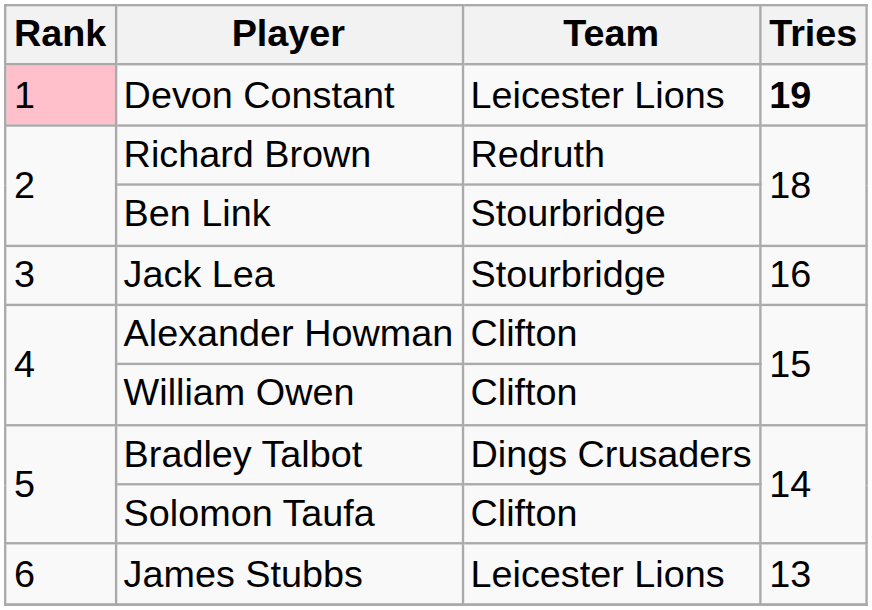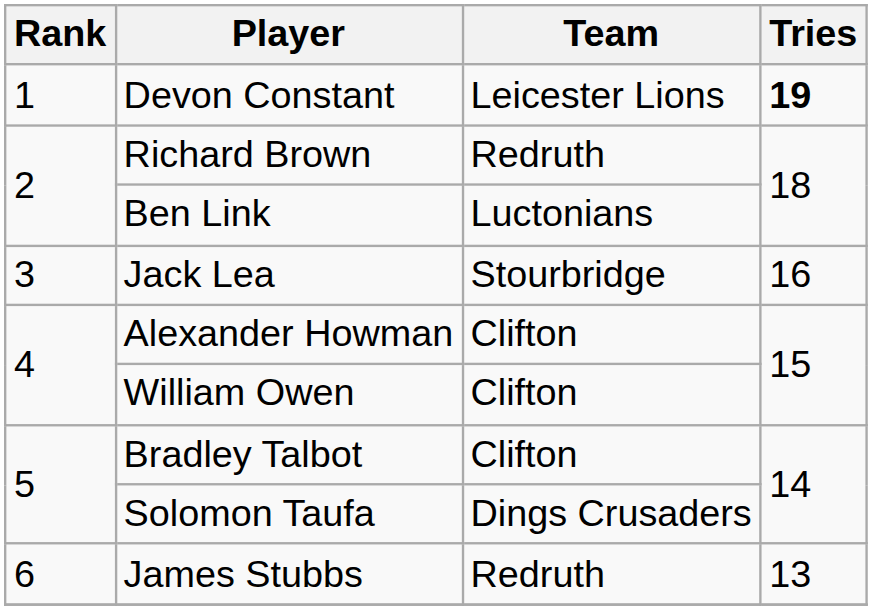(24, 94) pink background -> (24, 94) no background
(568, 214) Stourbridge -> (562, 214) Luctonians
(611, 453) Dings Crusaders -> (524, 453) Clifton
(524, 513) Clifton -> (611, 513) Dings Crusaders
(598, 573) Leicester Lions -> (538, 573) Redruth
